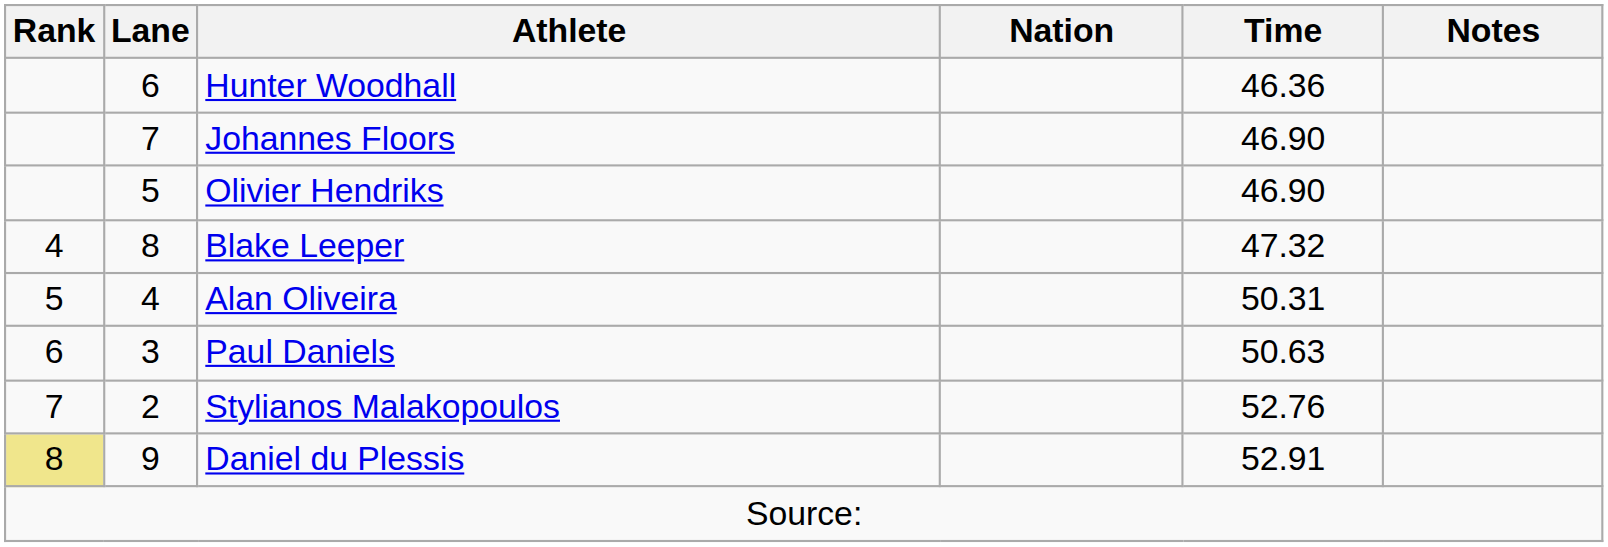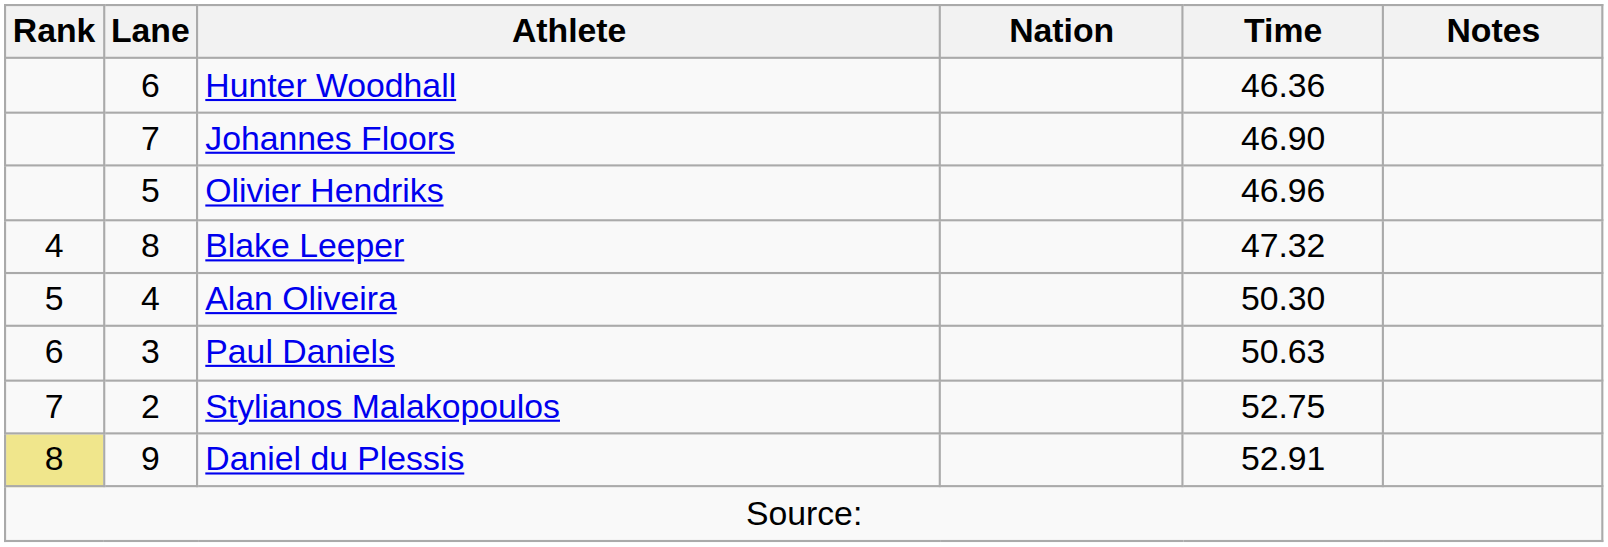(1283, 191) 46.90 -> (1283, 191) 46.96
(1283, 298) 50.31 -> (1283, 298) 50.30
(1283, 406) 52.76 -> (1283, 406) 52.75
